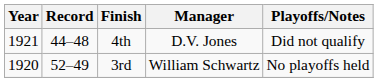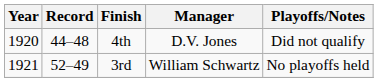(23, 41) 1921 -> (23, 41) 1920
(23, 65) 1920 -> (23, 65) 1921
